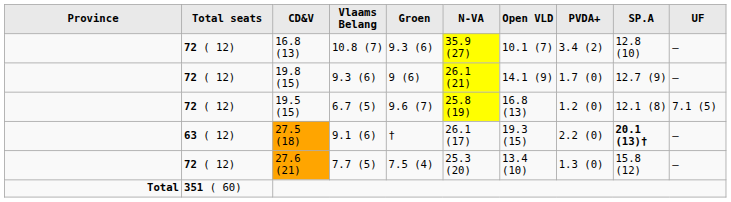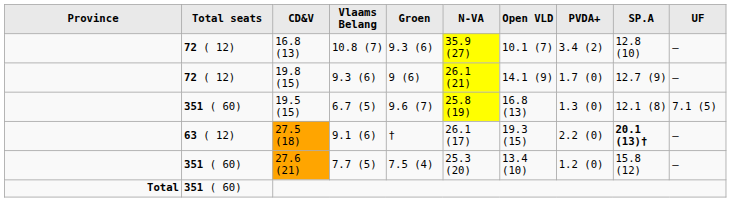(210, 107) 72 ( 12) -> (213, 107) 351 ( 60)
(581, 107) 1.2 (0) -> (581, 107) 1.3 (0)
(210, 165) 72 ( 12) -> (213, 165) 351 ( 60)
(581, 165) 1.3 (0) -> (581, 165) 1.2 (0)
